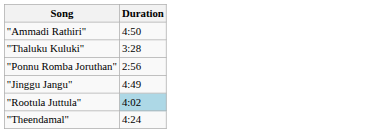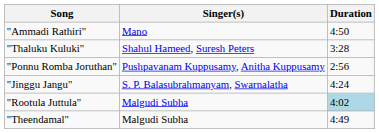+ column: (223, 13)
(132, 84) 4:49 -> (340, 84) 4:24
(132, 120) 4:24 -> (340, 120) 4:49
